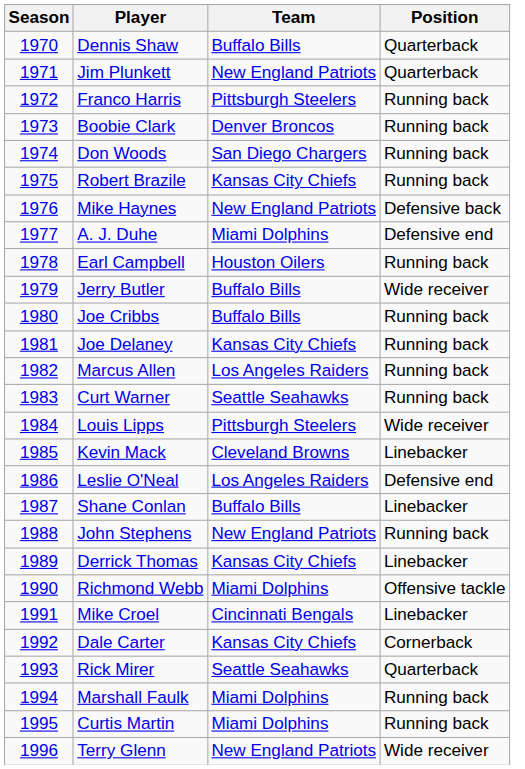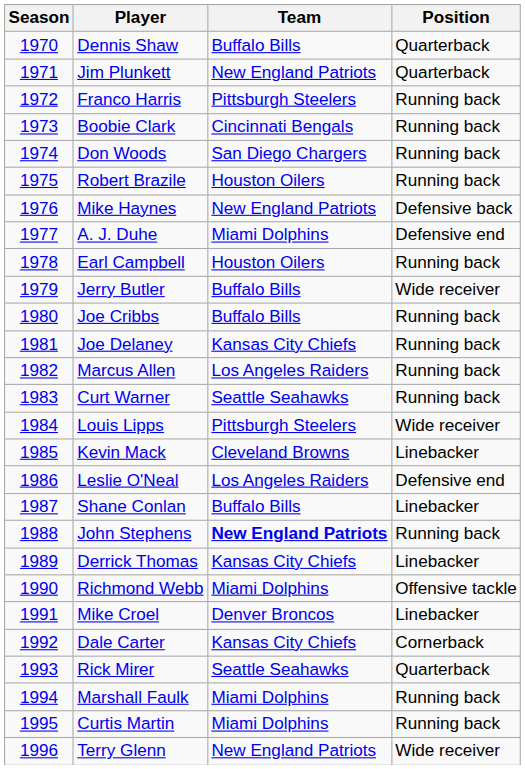(273, 126) Denver Broncos -> (282, 126) Cincinnati Bengals
(284, 180) Kansas City Chiefs -> (268, 180) Houston Oilers
(294, 533) normal -> (299, 533) bold
(282, 615) Cincinnati Bengals -> (273, 615) Denver Broncos
